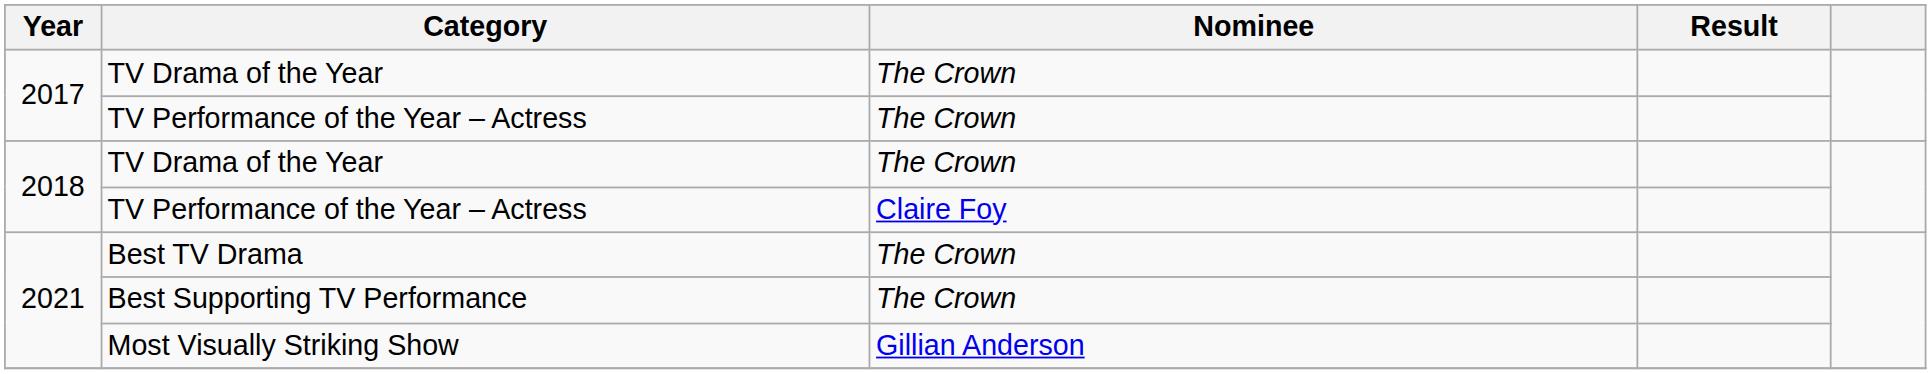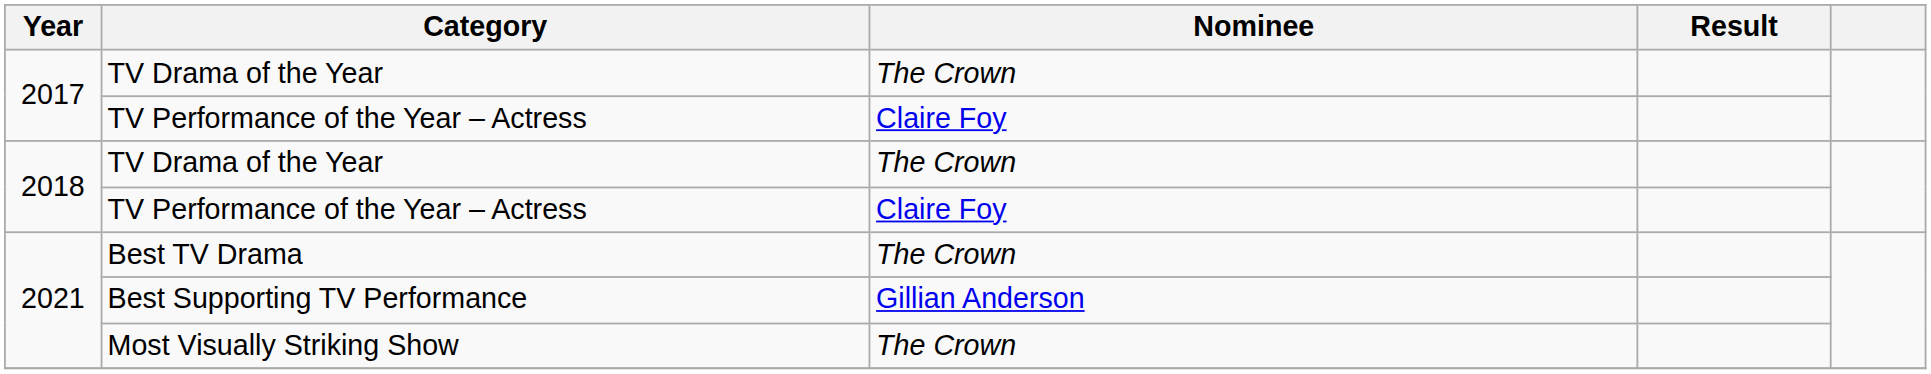(946, 118) The Crown -> (941, 118) Claire Foy
(946, 299) The Crown -> (980, 299) Gillian Anderson
(980, 345) Gillian Anderson -> (946, 345) The Crown
